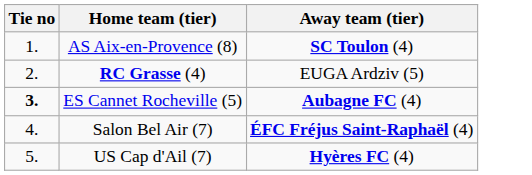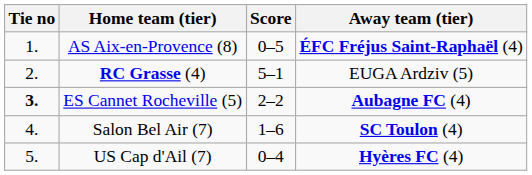+ column: (271, 18)
(362, 45) SC Toulon (4) -> (411, 45) ÉFC Fréjus Saint-Raphaël (4)
(362, 128) ÉFC Fréjus Saint-Raphaël (4) -> (411, 128) SC Toulon (4)
